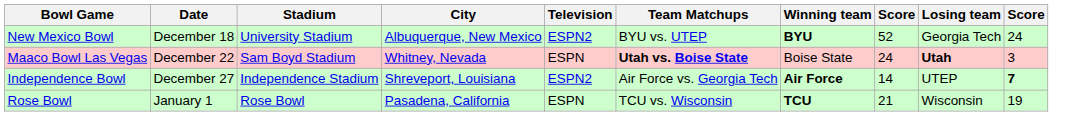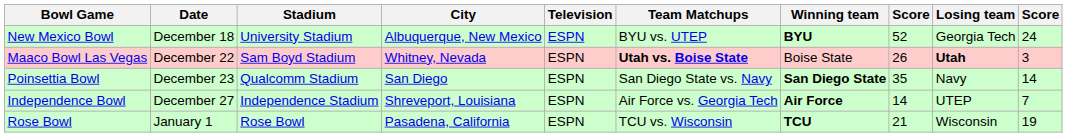(570, 36) ESPN2 -> (566, 36) ESPN
(885, 57) 24 -> (900, 57) 26
+ row: (53, 79)
(570, 79) ESPN2 -> (566, 100) ESPN
(1011, 79) bold -> (1025, 100) normal
